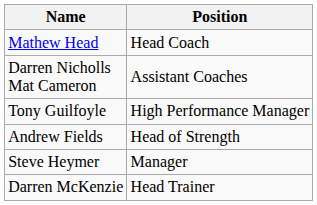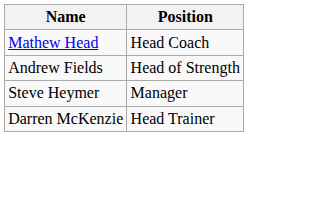- row: (60, 76)
- row: (57, 111)
